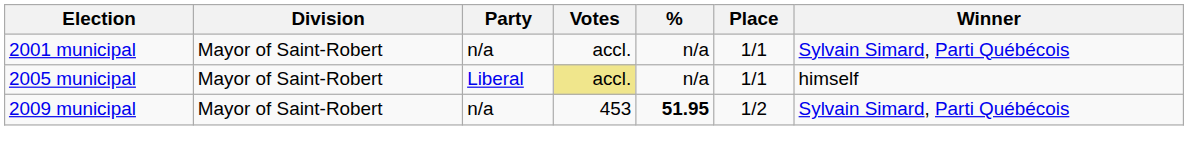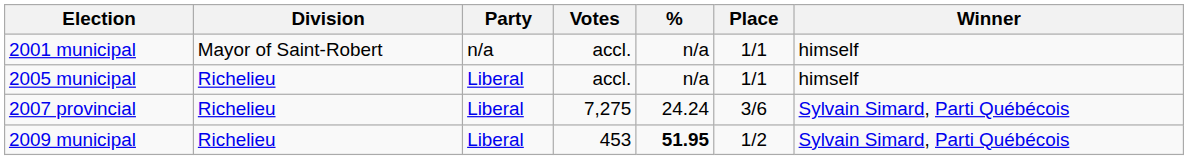(934, 49) Sylvain Simard, Parti Québécois -> (829, 49) himself
(290, 79) Mayor of Saint-Robert -> (237, 79) Richelieu
(612, 79) khaki background -> (612, 79) no background
+ row: (72, 109)
(290, 109) Mayor of Saint-Robert -> (237, 139) Richelieu
(480, 109) n/a -> (495, 139) Liberal
